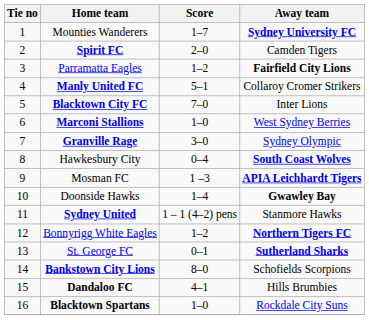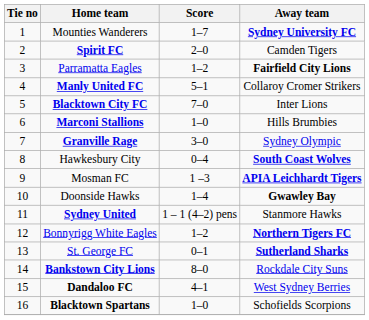(302, 123) West Sydney Berries -> (302, 123) Hills Brumbies
(302, 269) Schofields Scorpions -> (302, 269) Rockdale City Suns
(302, 287) Hills Brumbies -> (302, 287) West Sydney Berries
(302, 305) Rockdale City Suns -> (302, 305) Schofields Scorpions
